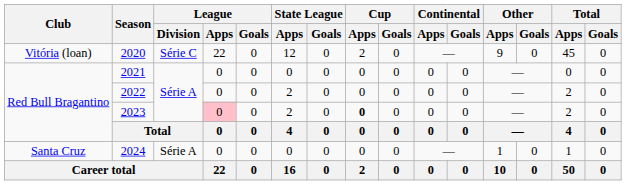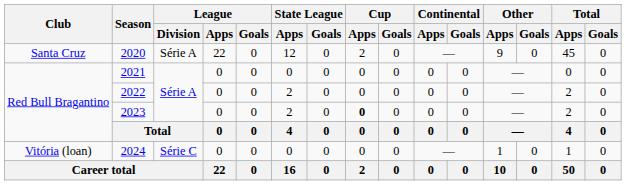(58, 53) Vitória (loan) -> (58, 53) Santa Cruz
(178, 53) Série C -> (178, 53) Série A
(219, 111) pink background -> (219, 111) no background
(58, 151) Santa Cruz -> (58, 151) Vitória (loan)
(178, 151) Série A -> (178, 151) Série C
